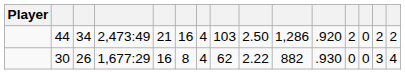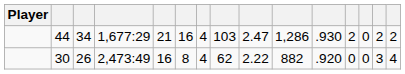(124, 36) 2,473:49 -> (124, 36) 1,677:29
(256, 36) 2.50 -> (256, 36) 2.47
(329, 36) .920 -> (329, 36) .930
(124, 58) 1,677:29 -> (124, 58) 2,473:49
(329, 58) .930 -> (329, 58) .920
